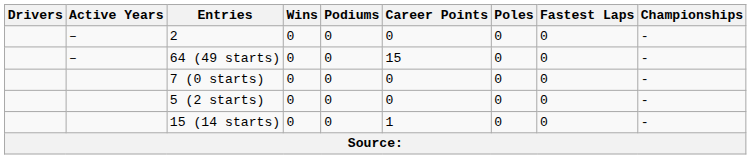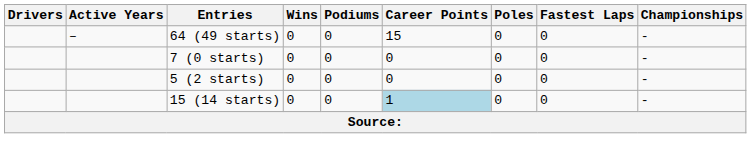- row: (174, 37)
(390, 122) no background -> (390, 101) lightblue background
